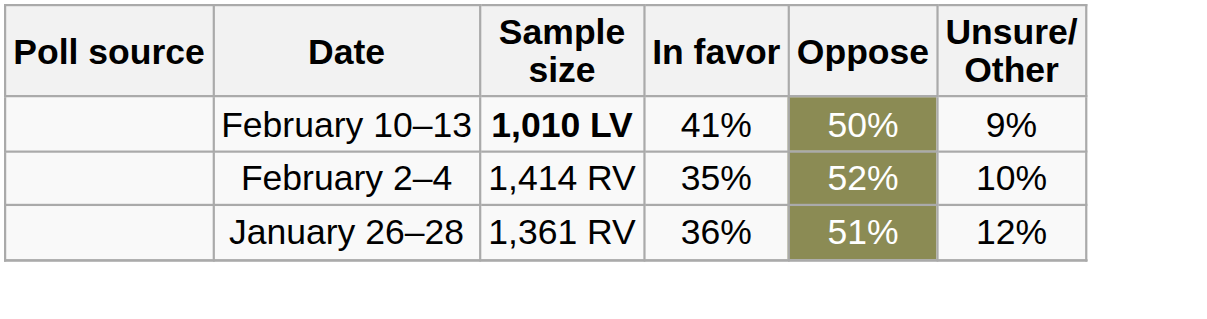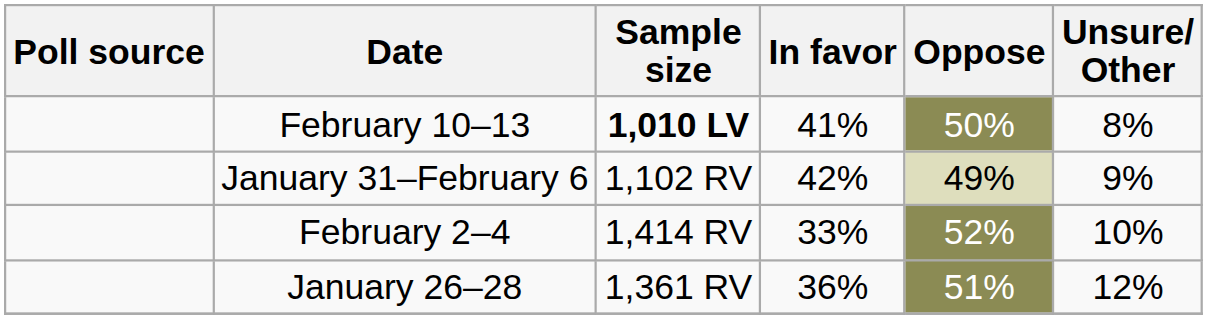(1012, 124) 9% -> (1128, 124) 8%
+ row: (405, 178)
(716, 178) 35% -> (833, 232) 33%
